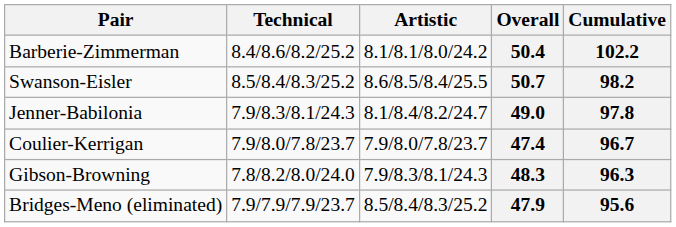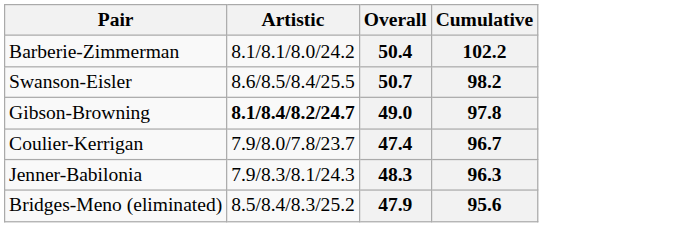- column: (293, 19)
(76, 112) Jenner-Babilonia -> (80, 112) Gibson-Browning
(426, 112) normal -> (293, 112) bold
(80, 174) Gibson-Browning -> (76, 174) Jenner-Babilonia
